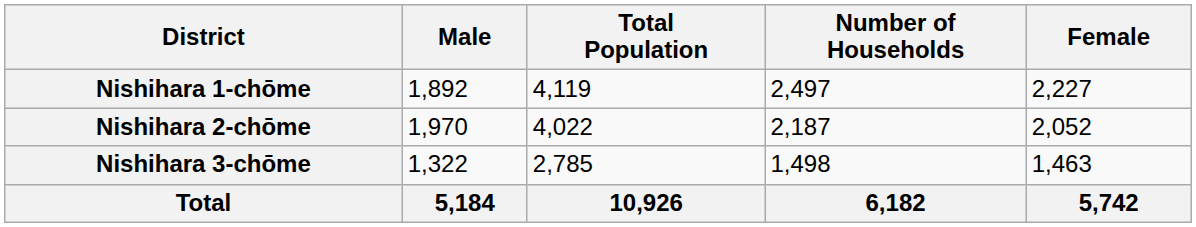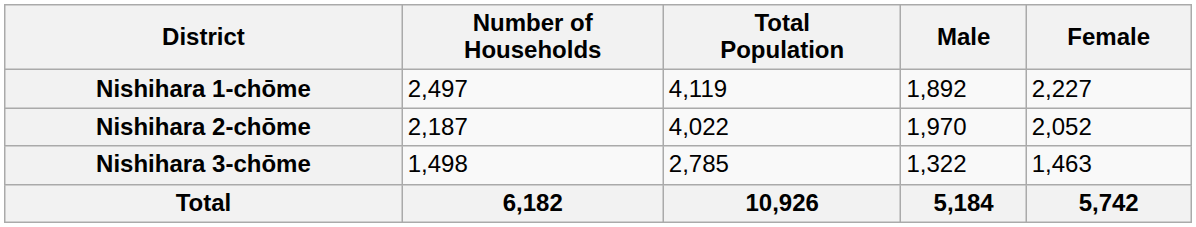columns swapped: (896, 37) <-> (465, 37)
